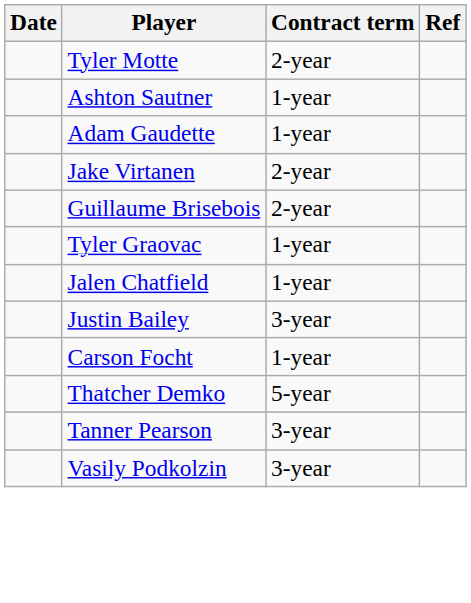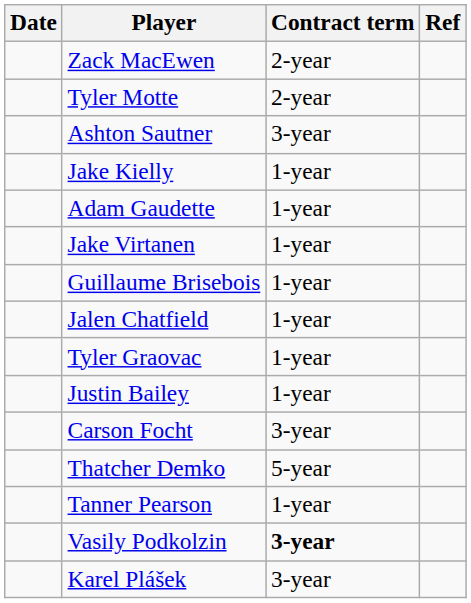+ row: (141, 60)
(301, 97) 1-year -> (301, 134) 3-year
+ row: (120, 171)
(301, 171) 2-year -> (301, 245) 1-year
(301, 208) 2-year -> (301, 282) 1-year
rows swapped: (138, 282) <-> (135, 245)
(301, 319) 3-year -> (301, 393) 1-year
(301, 356) 1-year -> (301, 430) 3-year
(301, 430) 3-year -> (301, 504) 1-year
(301, 467) normal -> (303, 541) bold
+ row: (127, 578)
